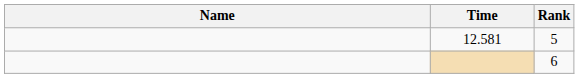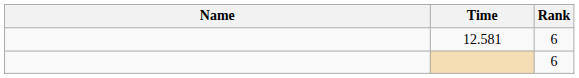(554, 39) 5 -> (554, 39) 6
